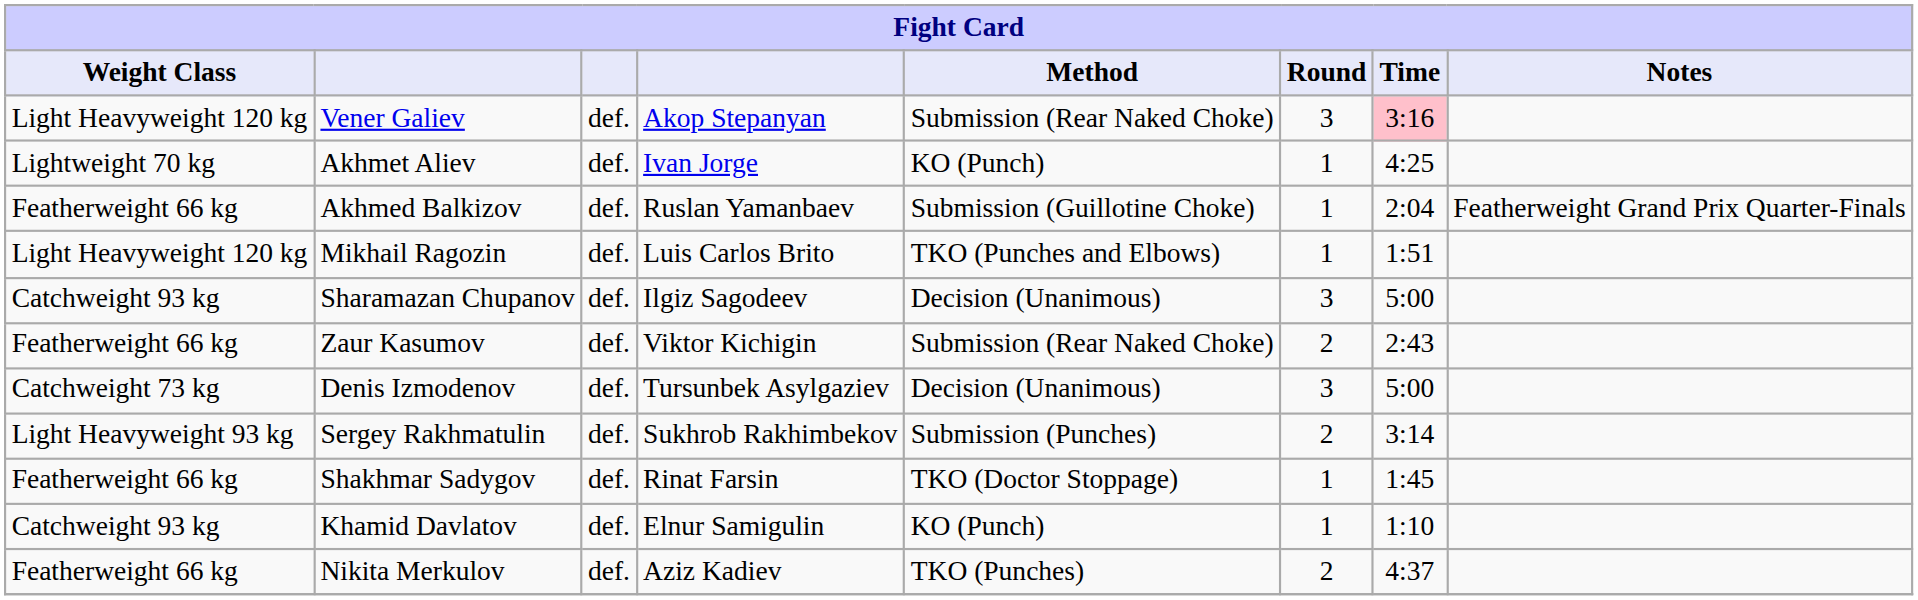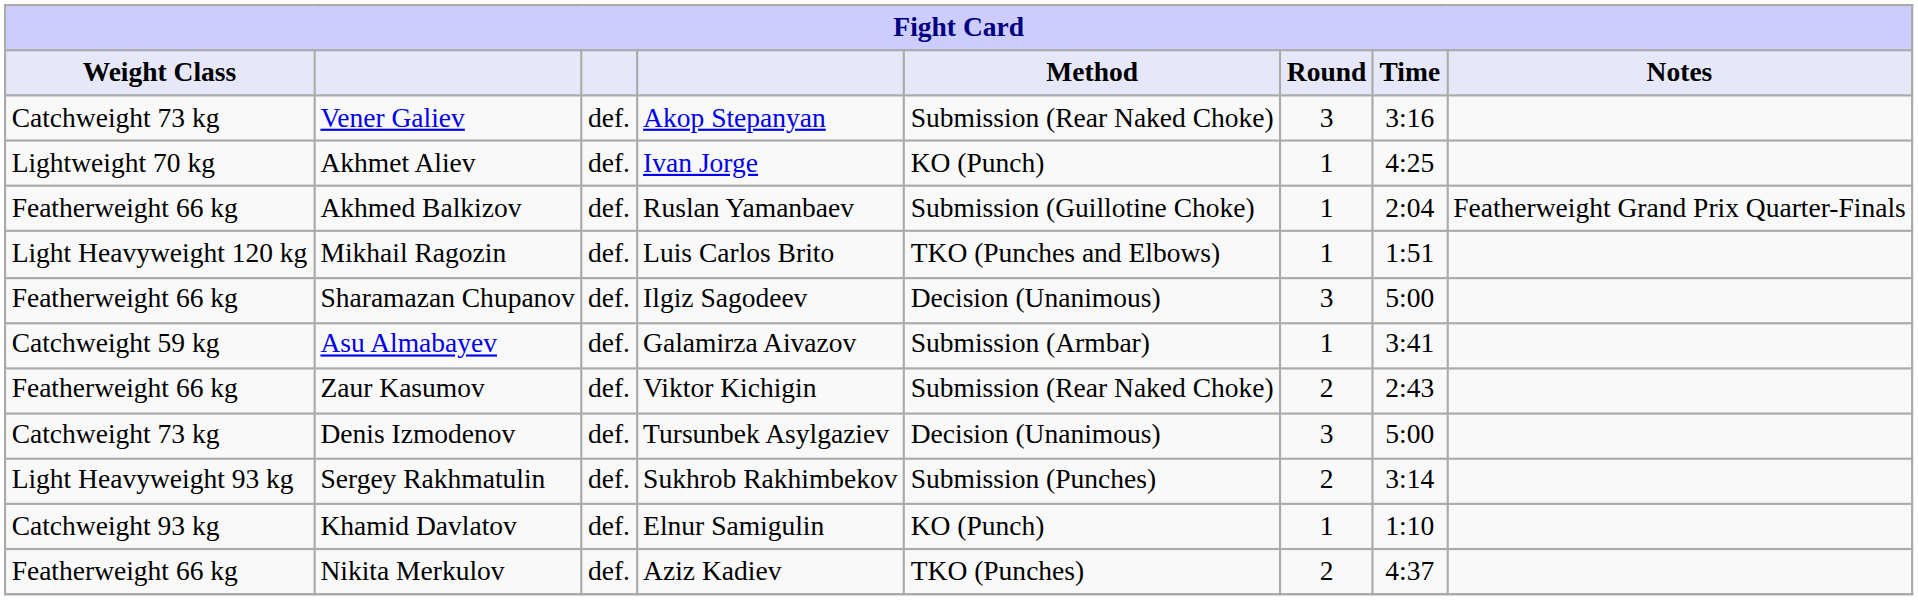(159, 117) Light Heavyweight 120 kg -> (116, 117) Catchweight 73 kg
(1410, 117) pink background -> (1410, 117) no background
(116, 299) Catchweight 93 kg -> (125, 299) Featherweight 66 kg
+ row: (409, 344)
- row: (428, 480)
